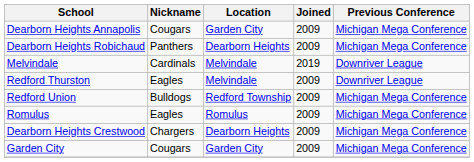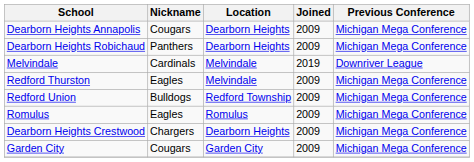(234, 30) Garden City -> (248, 30) Dearborn Heights
(379, 81) Downriver League -> (401, 81) Michigan Mega Conference
